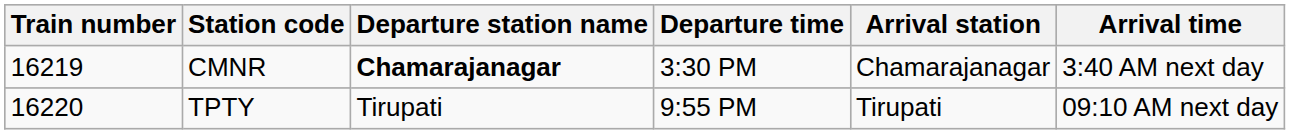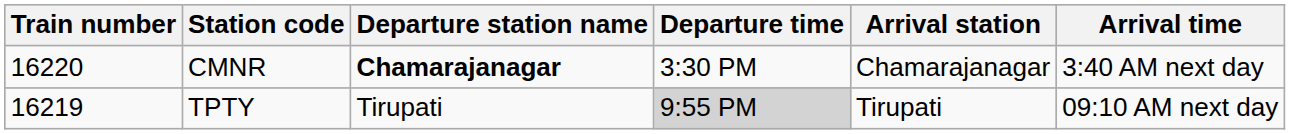(47, 66) 16219 -> (47, 66) 16220
(47, 107) 16220 -> (47, 107) 16219
(708, 107) no background -> (708, 107) lightgrey background
